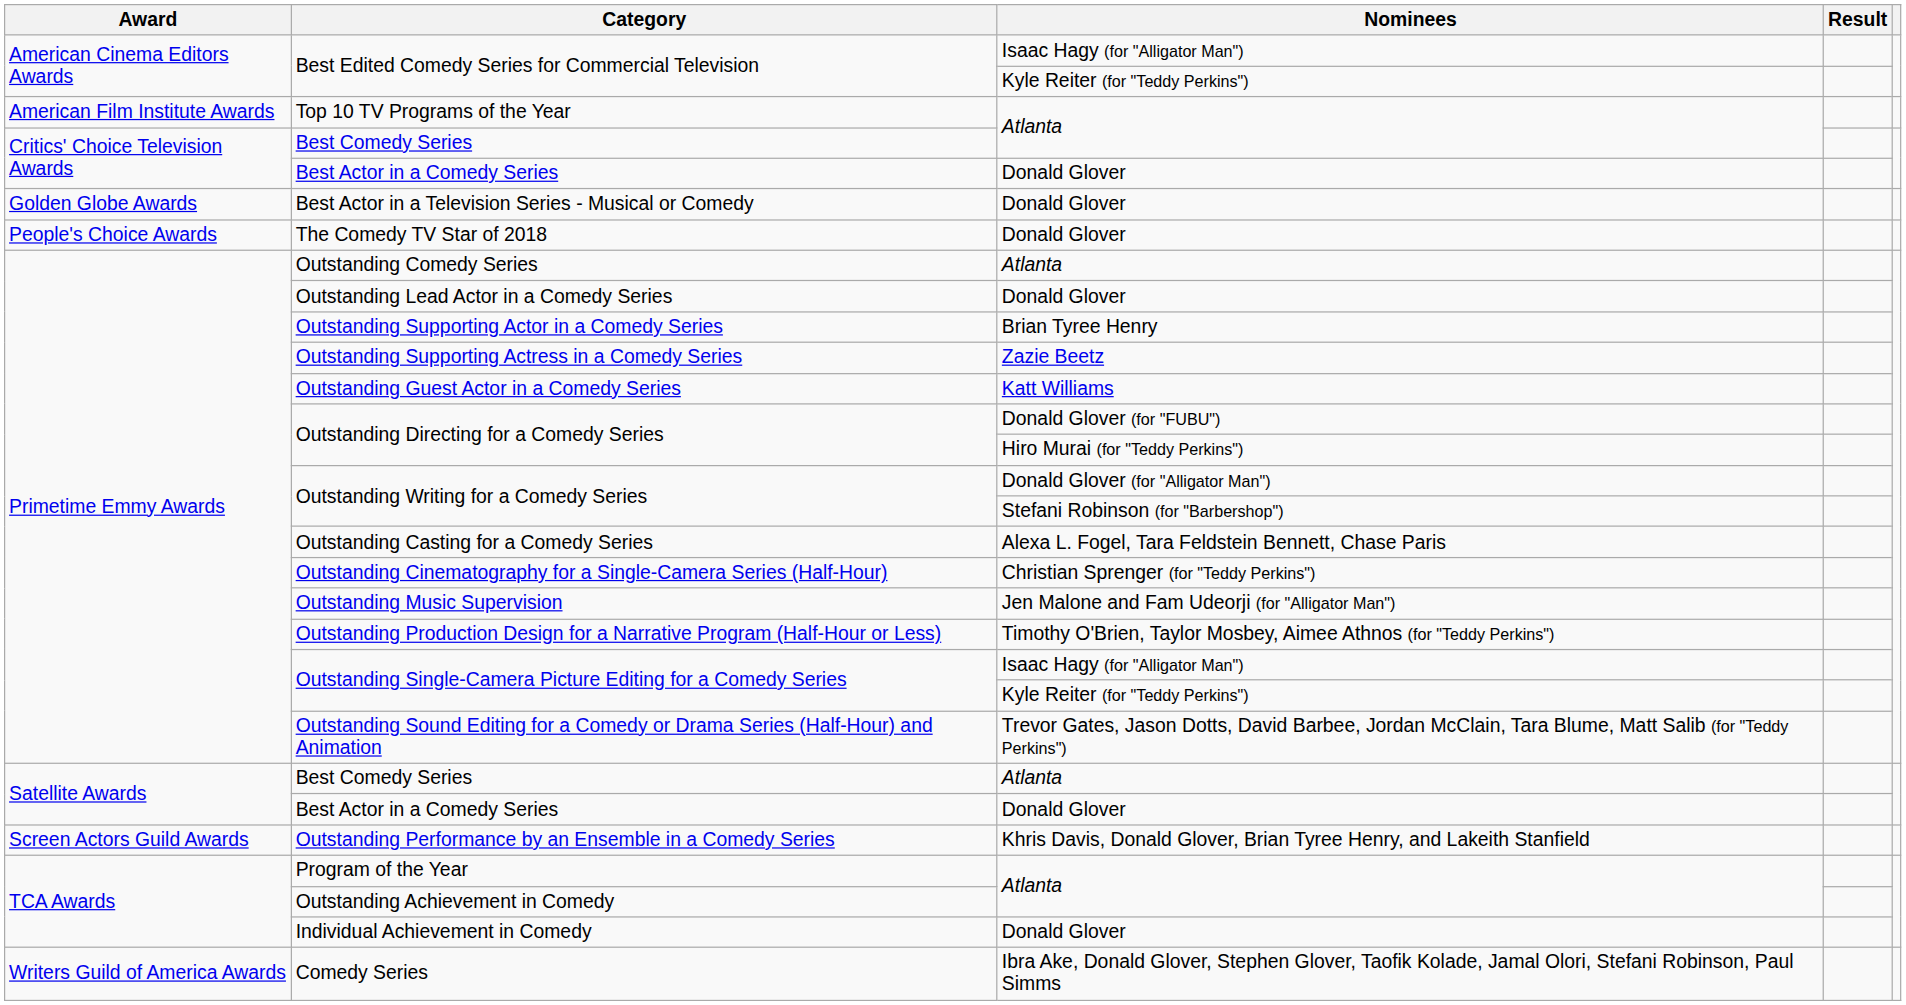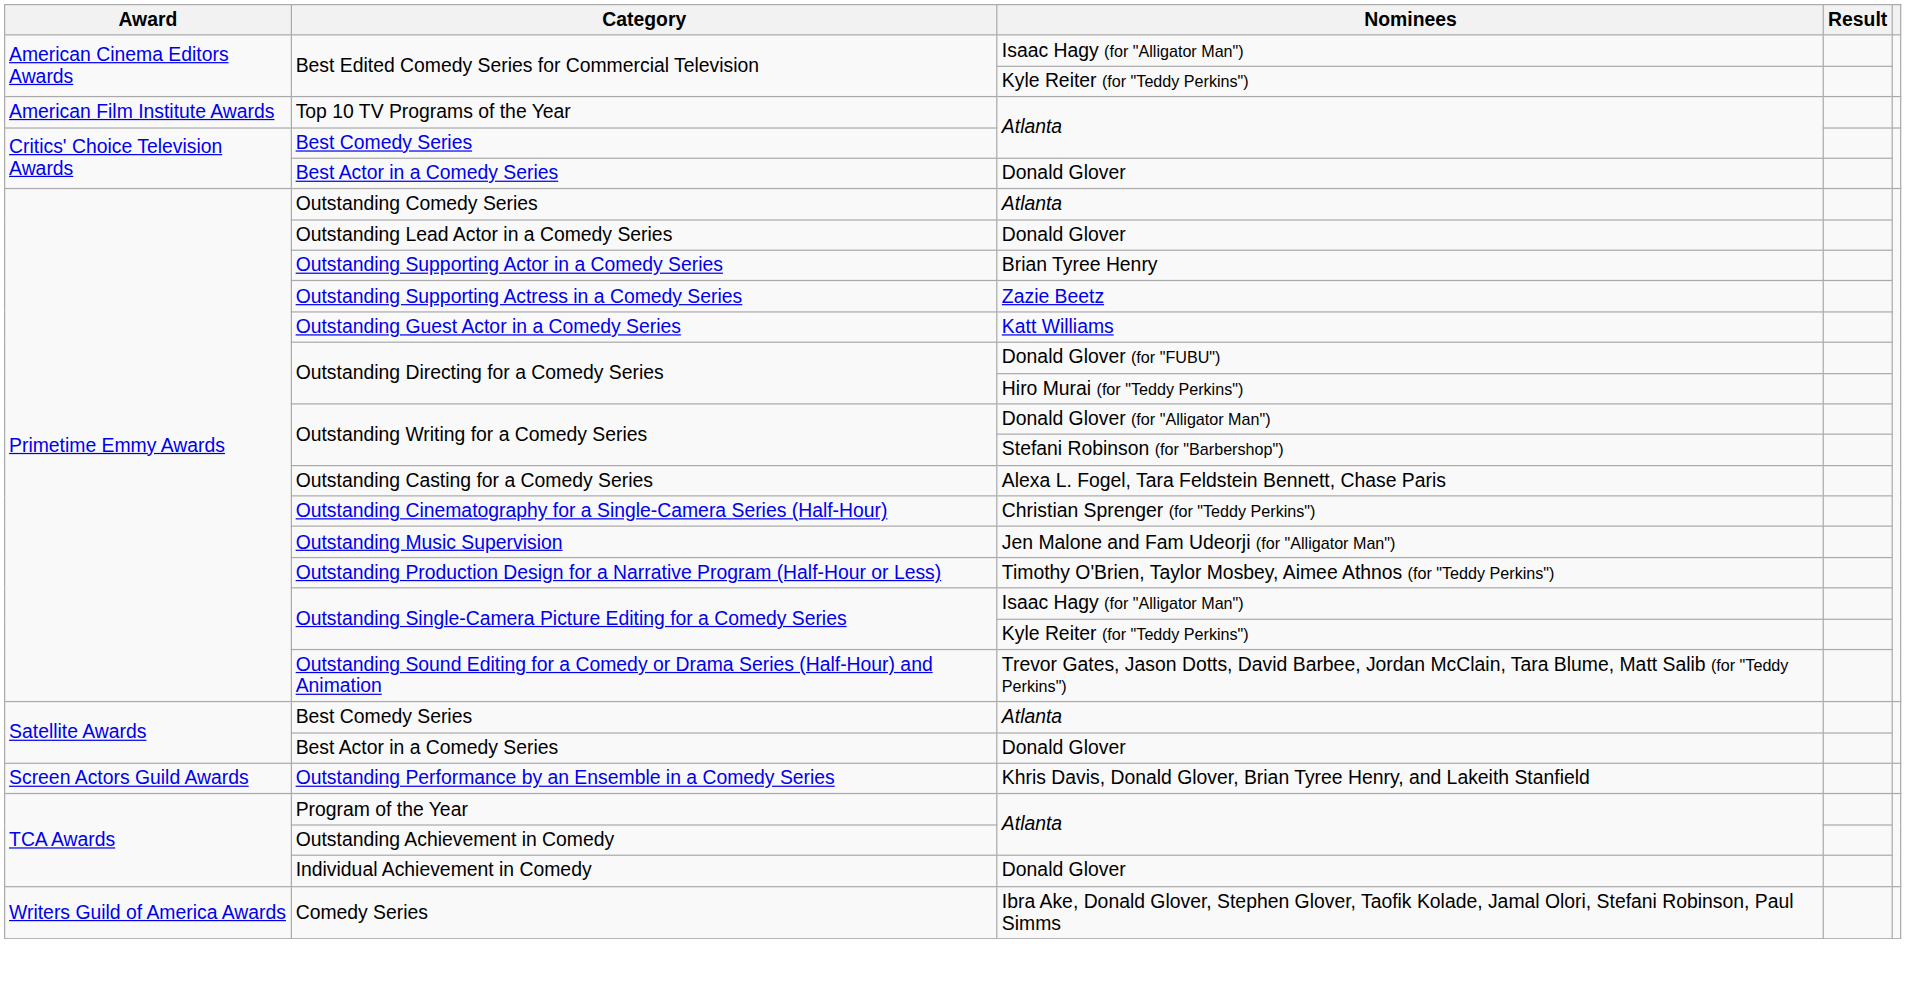- row: (525, 204)
- row: (421, 234)
